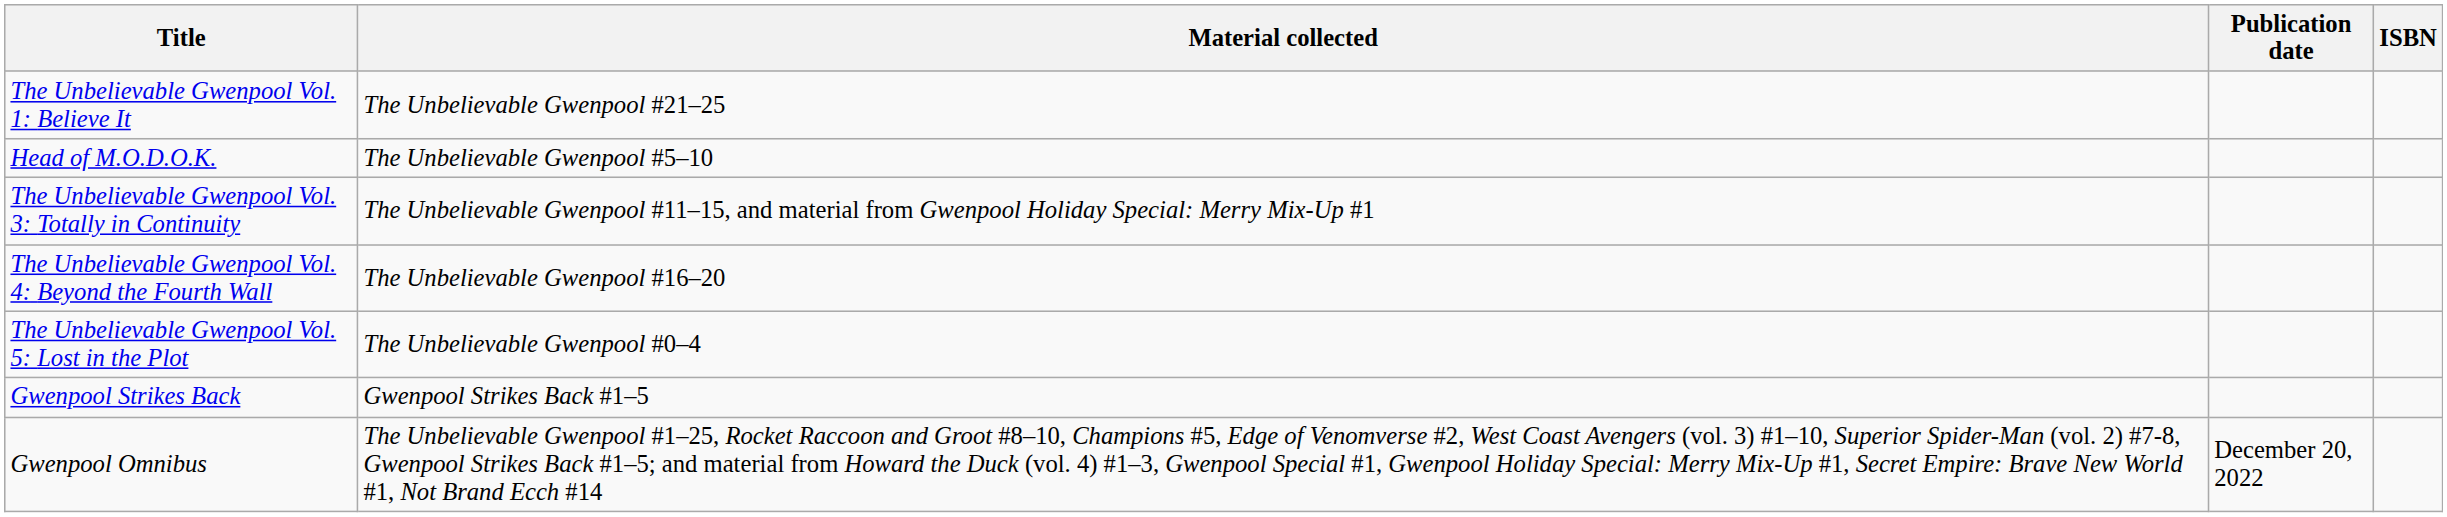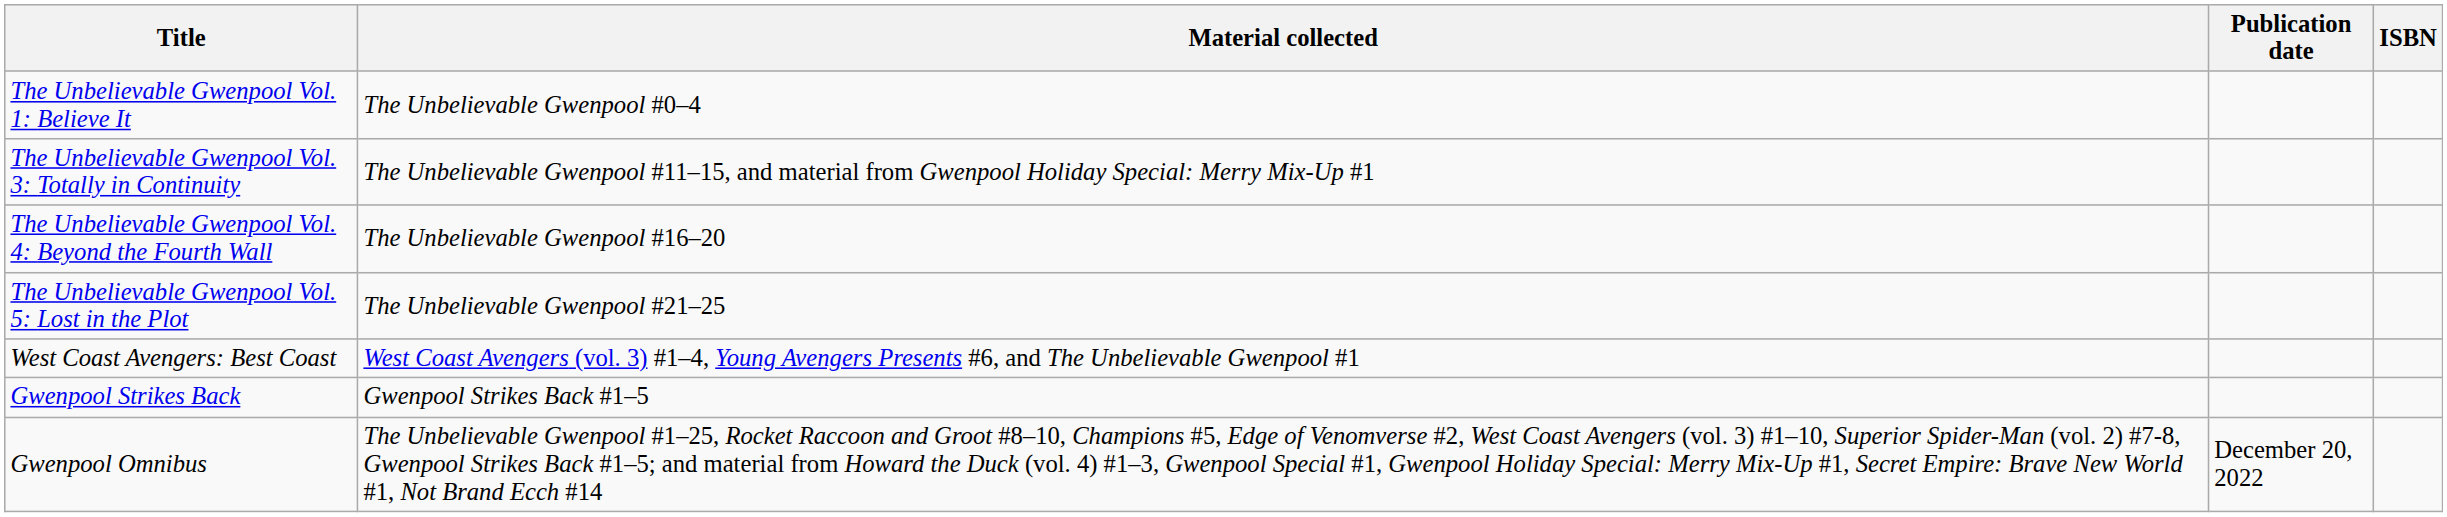(544, 104) The Unbelievable Gwenpool #21–25 -> (532, 104) The Unbelievable Gwenpool #0–4
- row: (113, 157)
(532, 344) The Unbelievable Gwenpool #0–4 -> (544, 305) The Unbelievable Gwenpool #21–25
+ row: (173, 358)
